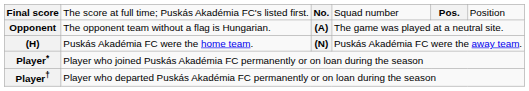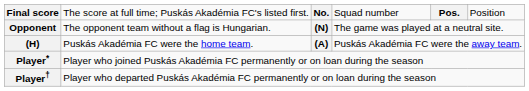(321, 28) (A) -> (321, 28) (N)
(321, 44) (N) -> (321, 44) (A)
